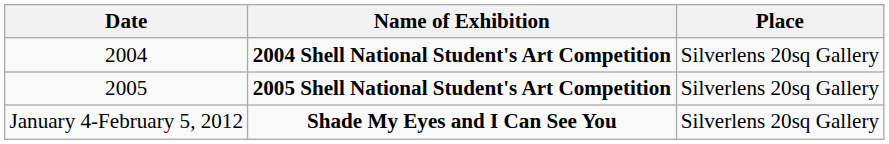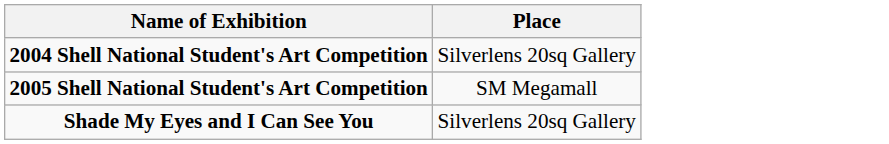- column: (126, 21)
(780, 88) Silverlens 20sq Gallery -> (537, 88) SM Megamall
